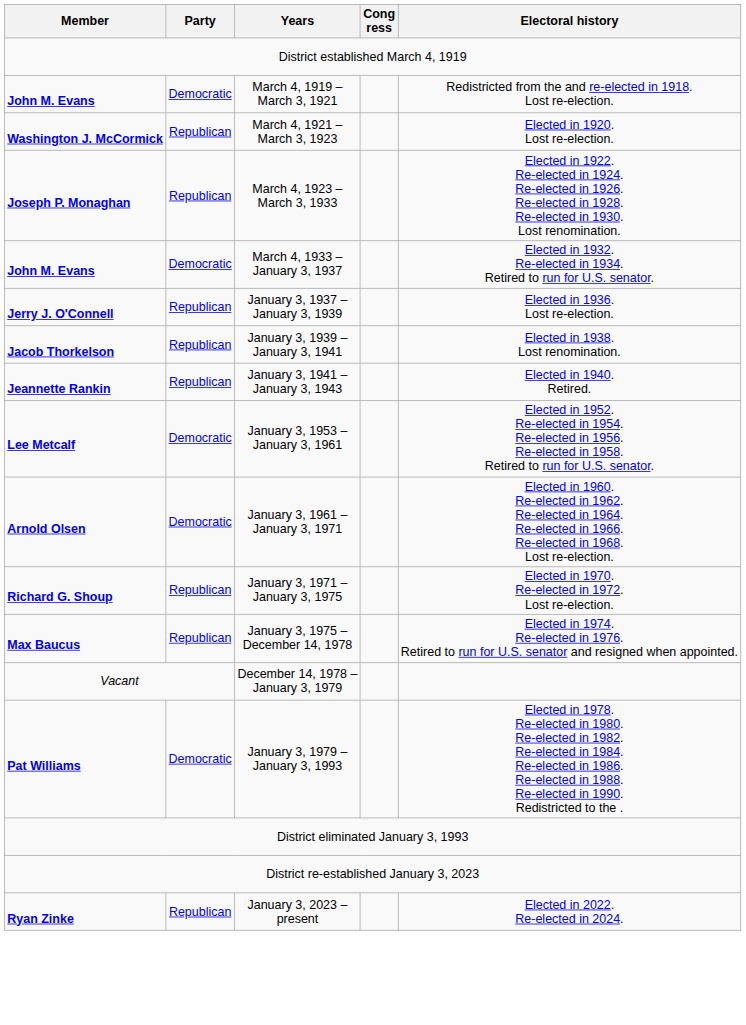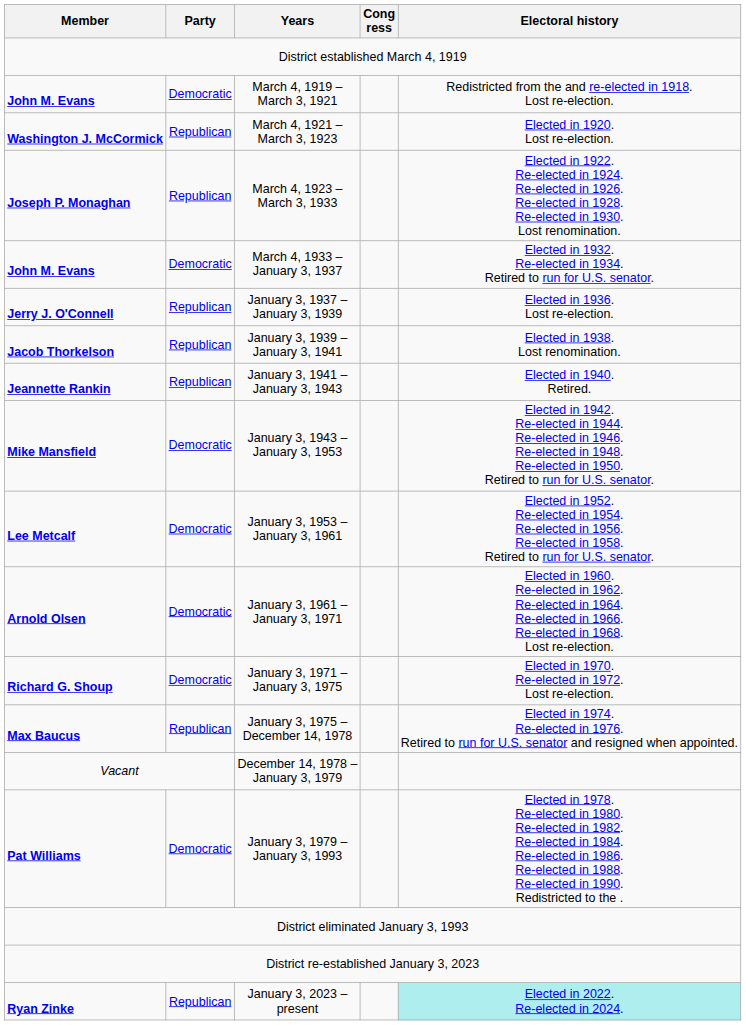+ row: (297, 445)
(200, 590) Republican -> (200, 680) Democratic
(569, 911) no background -> (569, 1001) paleturquoise background
